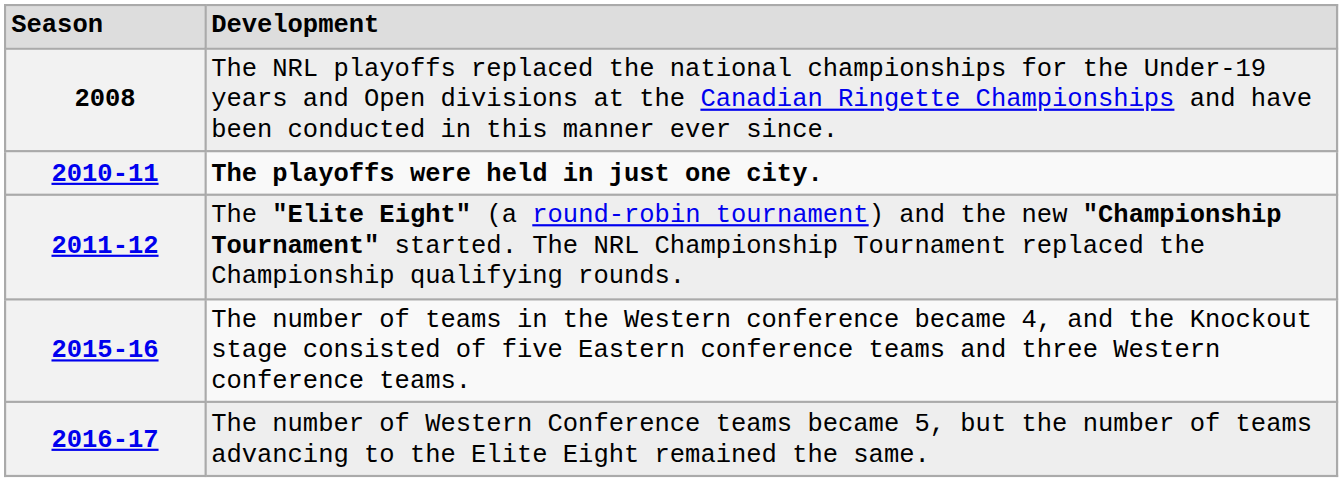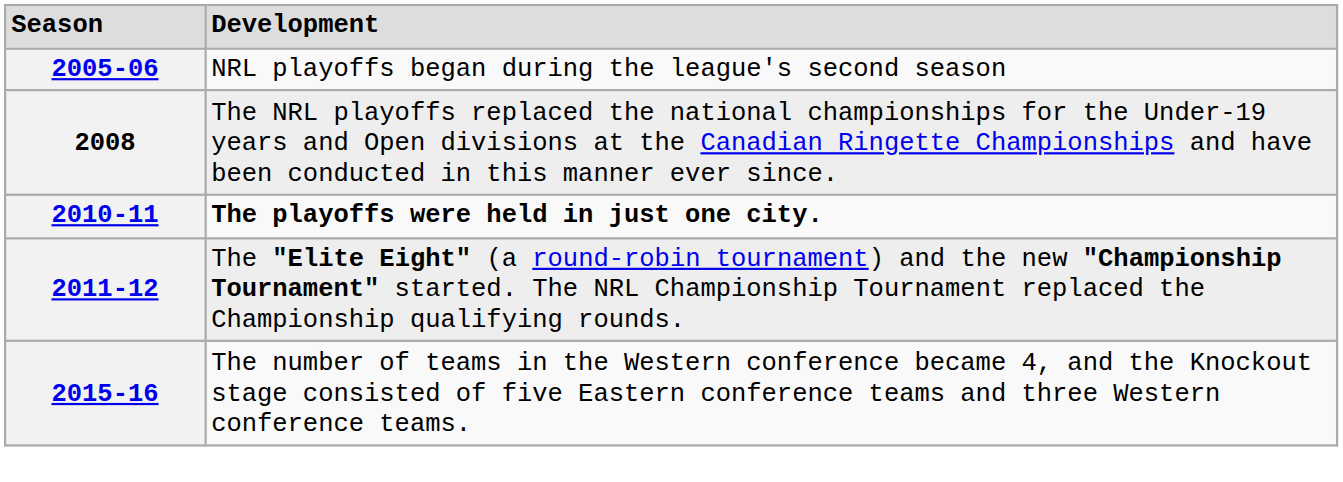+ row: (105, 69)
- row: (105, 439)
